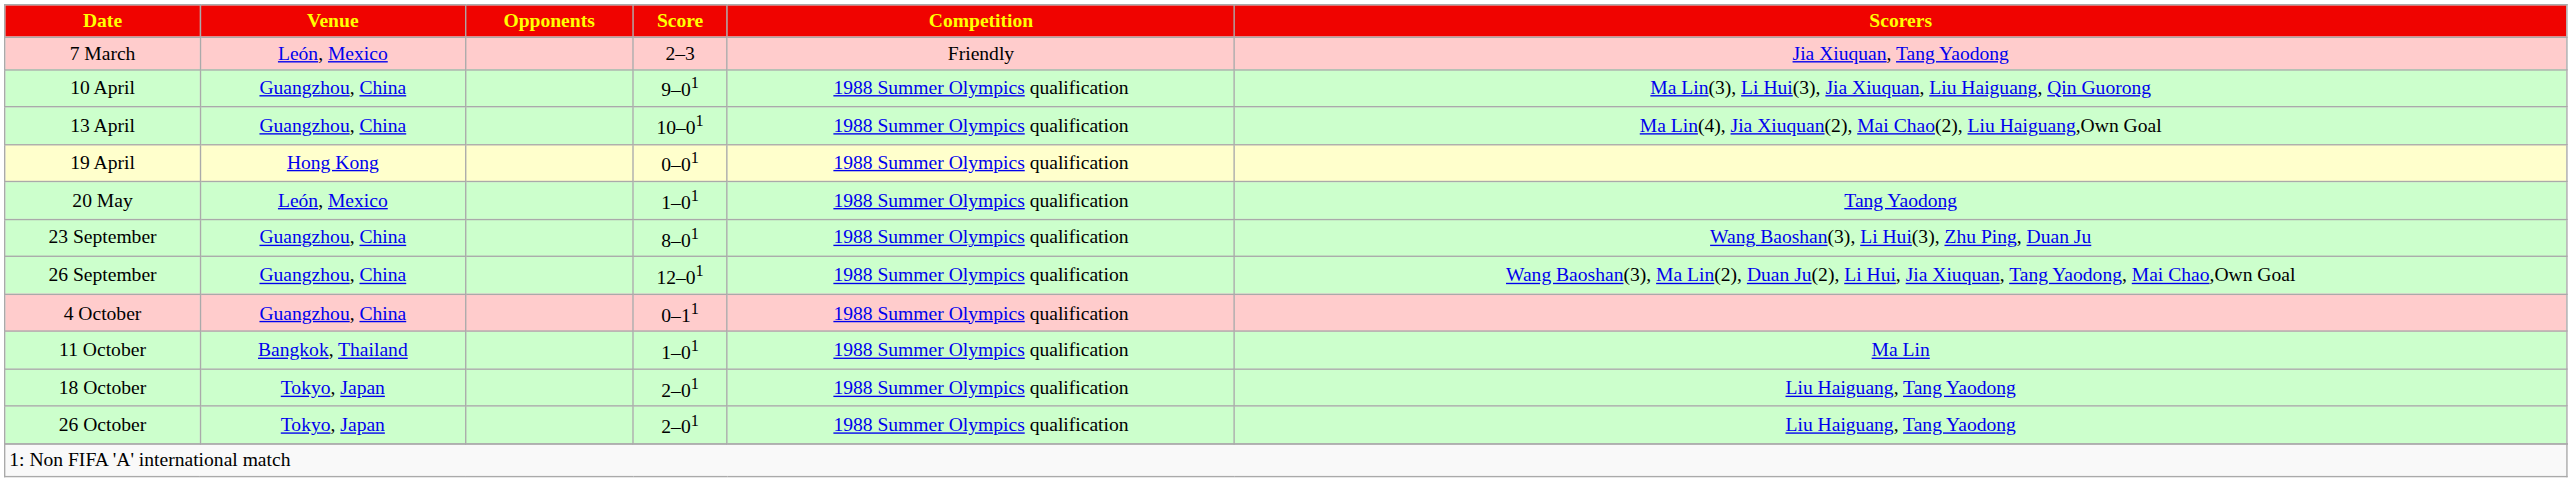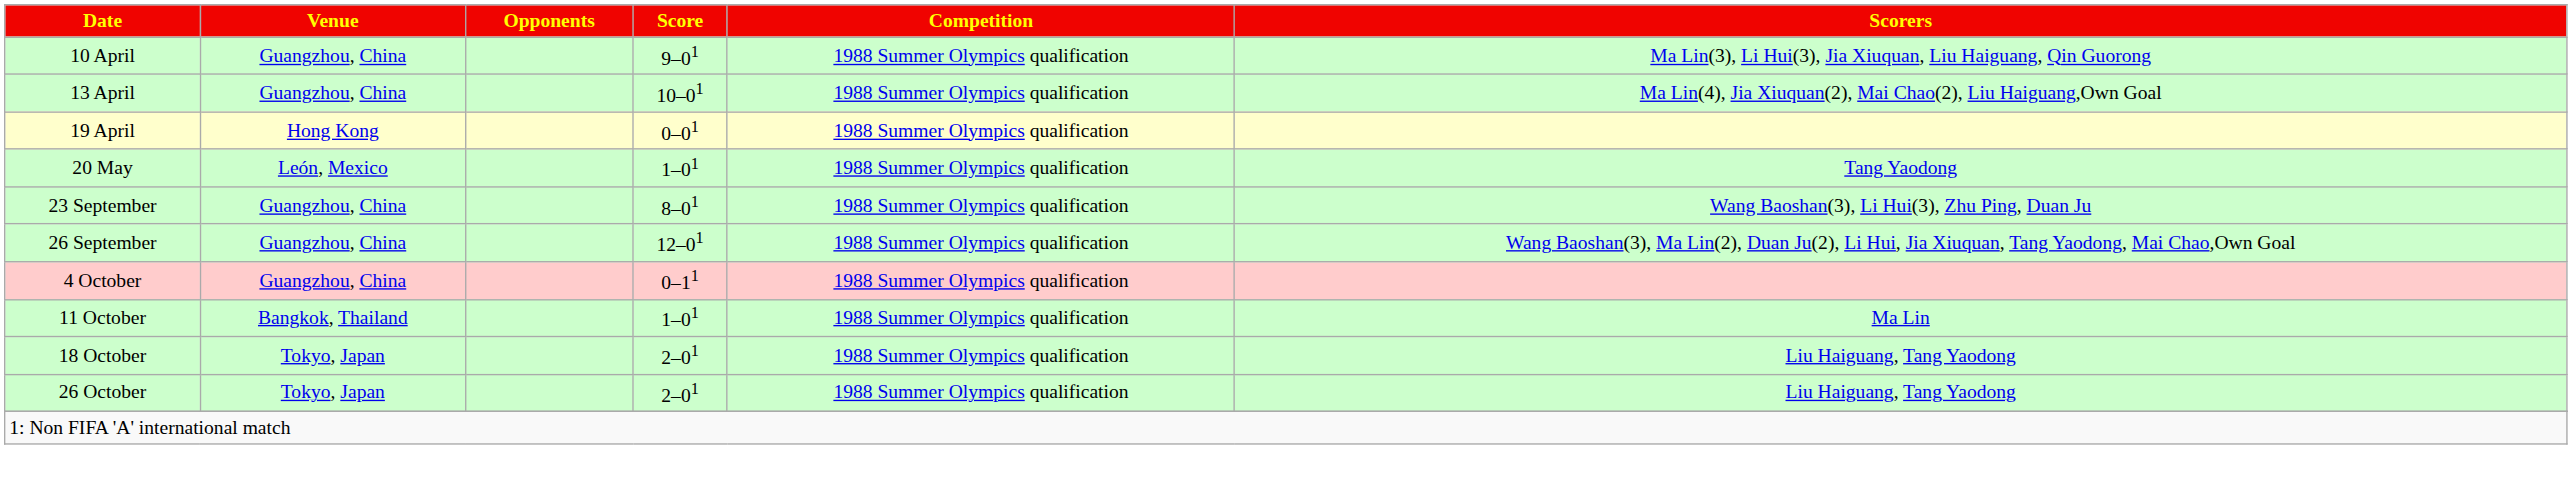- row: (103, 53)
